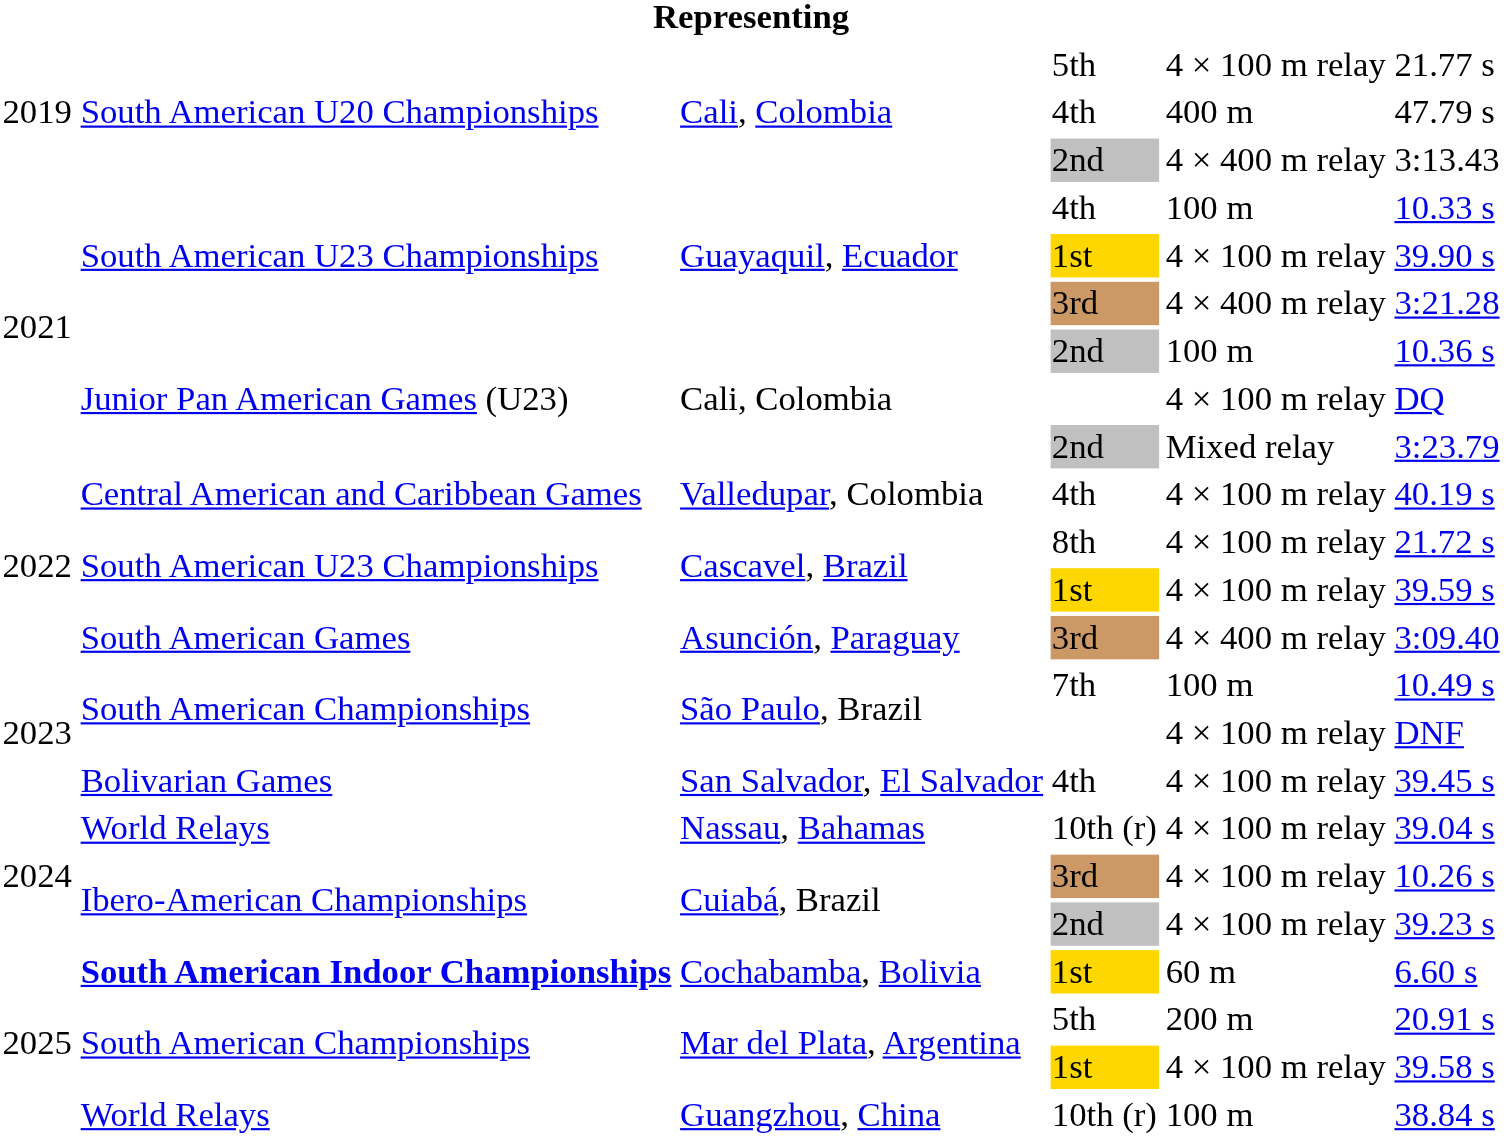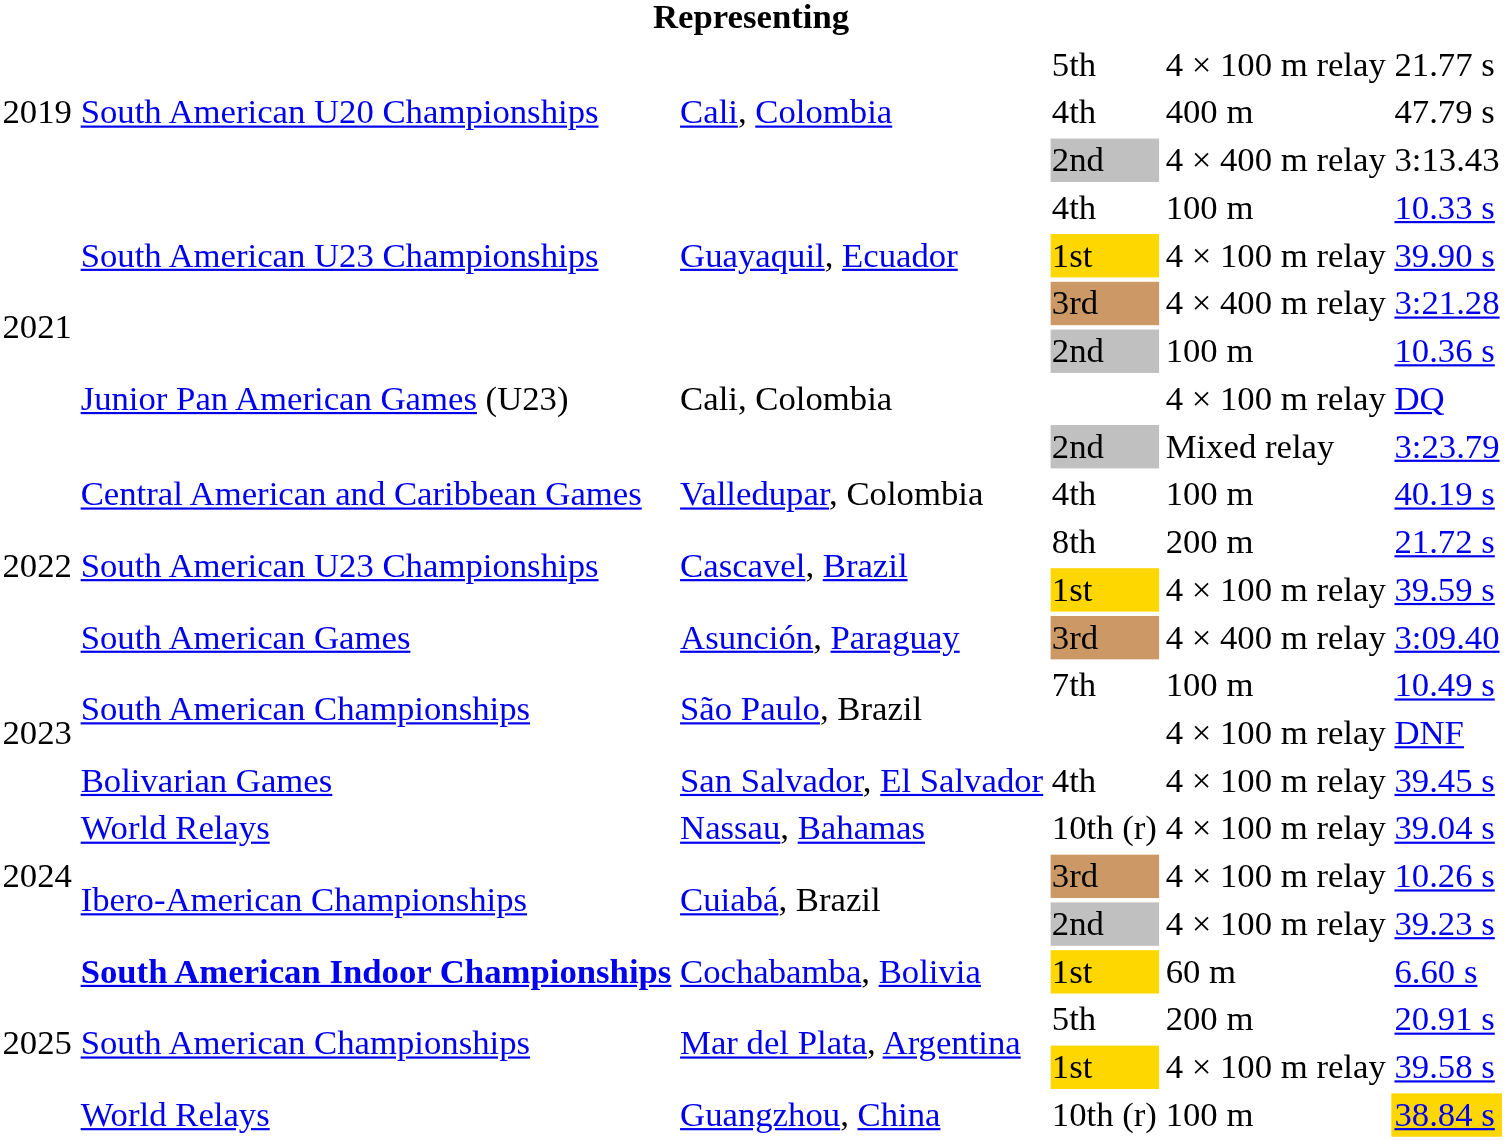(1276, 493) 4 × 100 m relay -> (1210, 493) 100 m
(1276, 541) 4 × 100 m relay -> (1210, 541) 200 m
(1445, 1114) no background -> (1445, 1114) gold background
